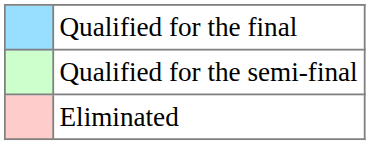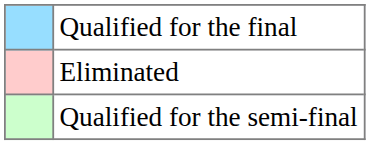rows swapped: (209, 71) <-> (119, 116)
